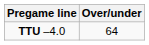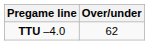(112, 31) 64 -> (112, 31) 62
